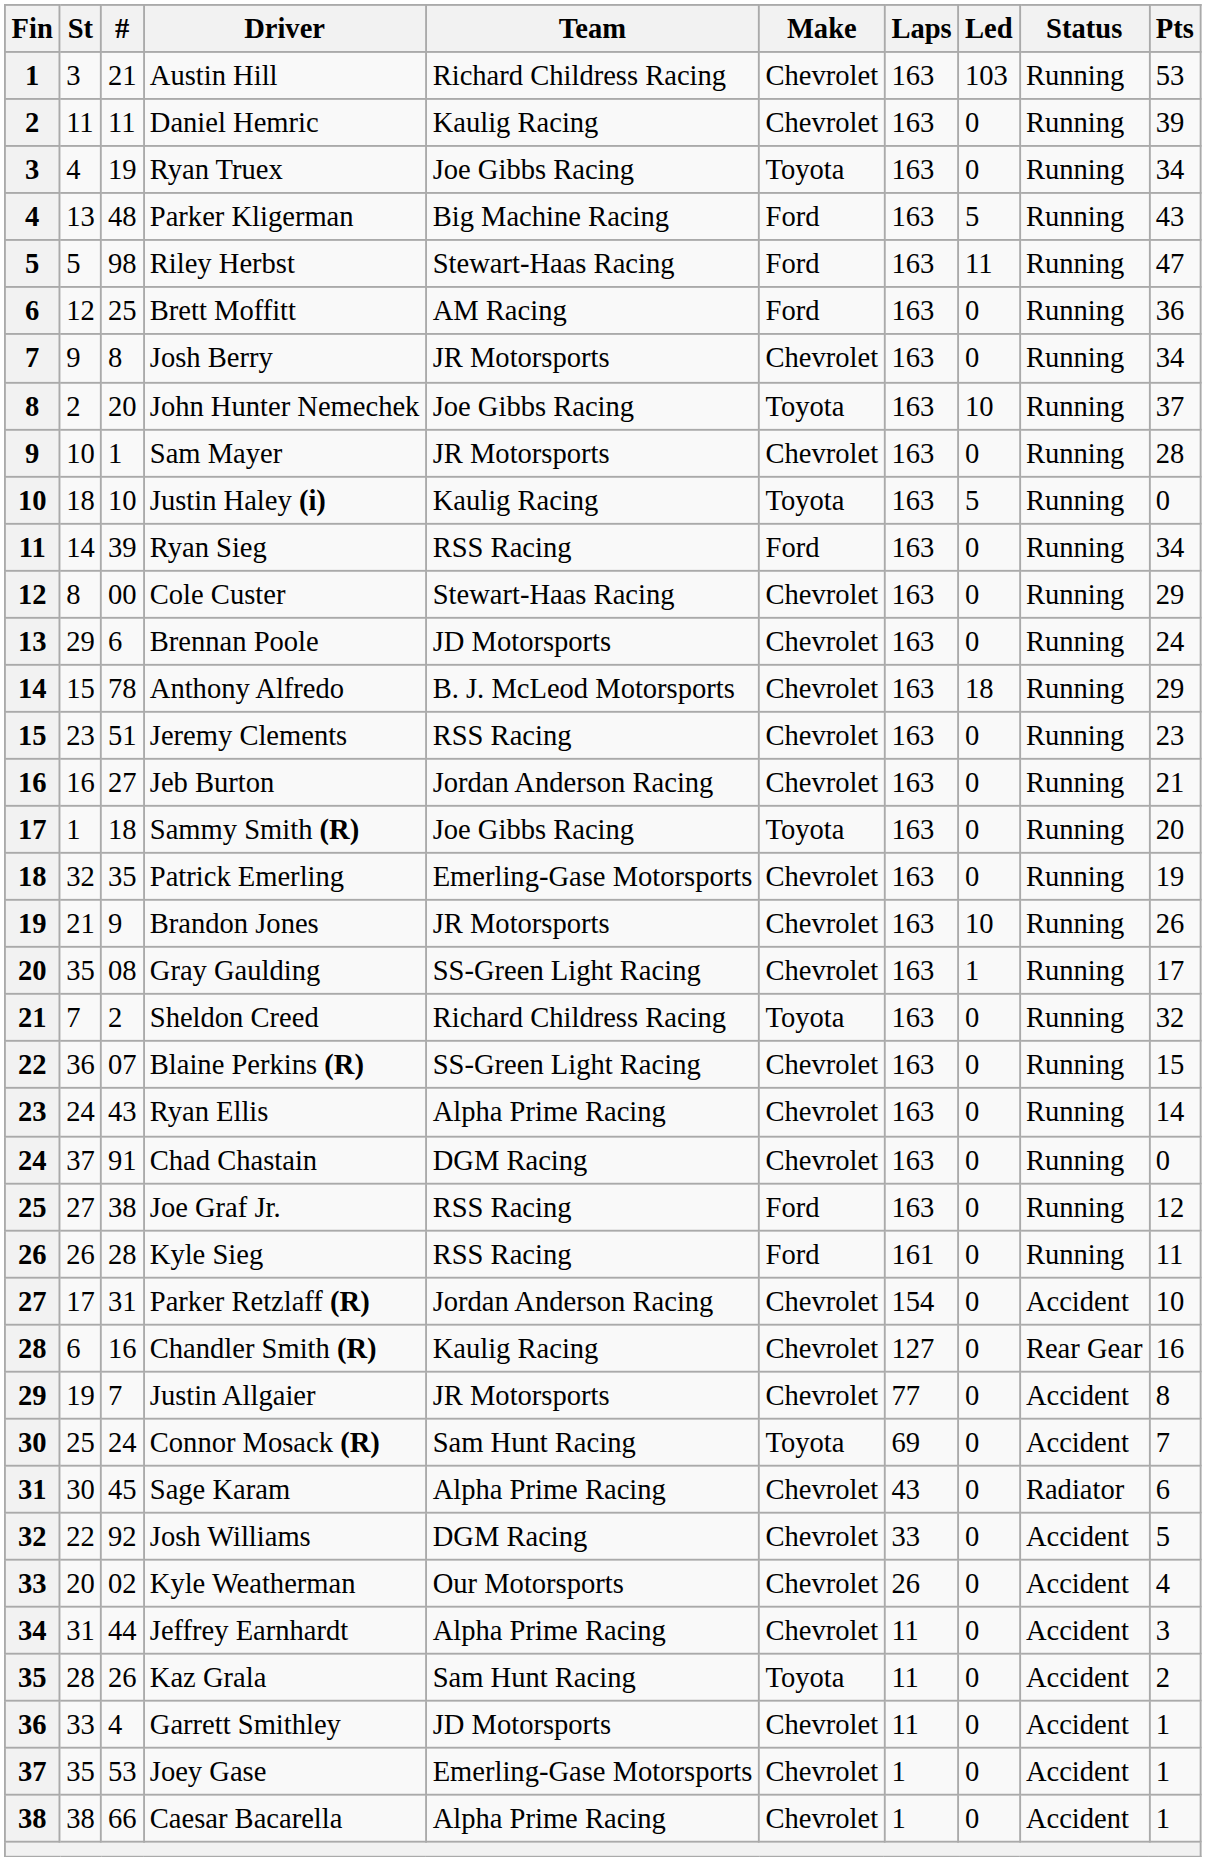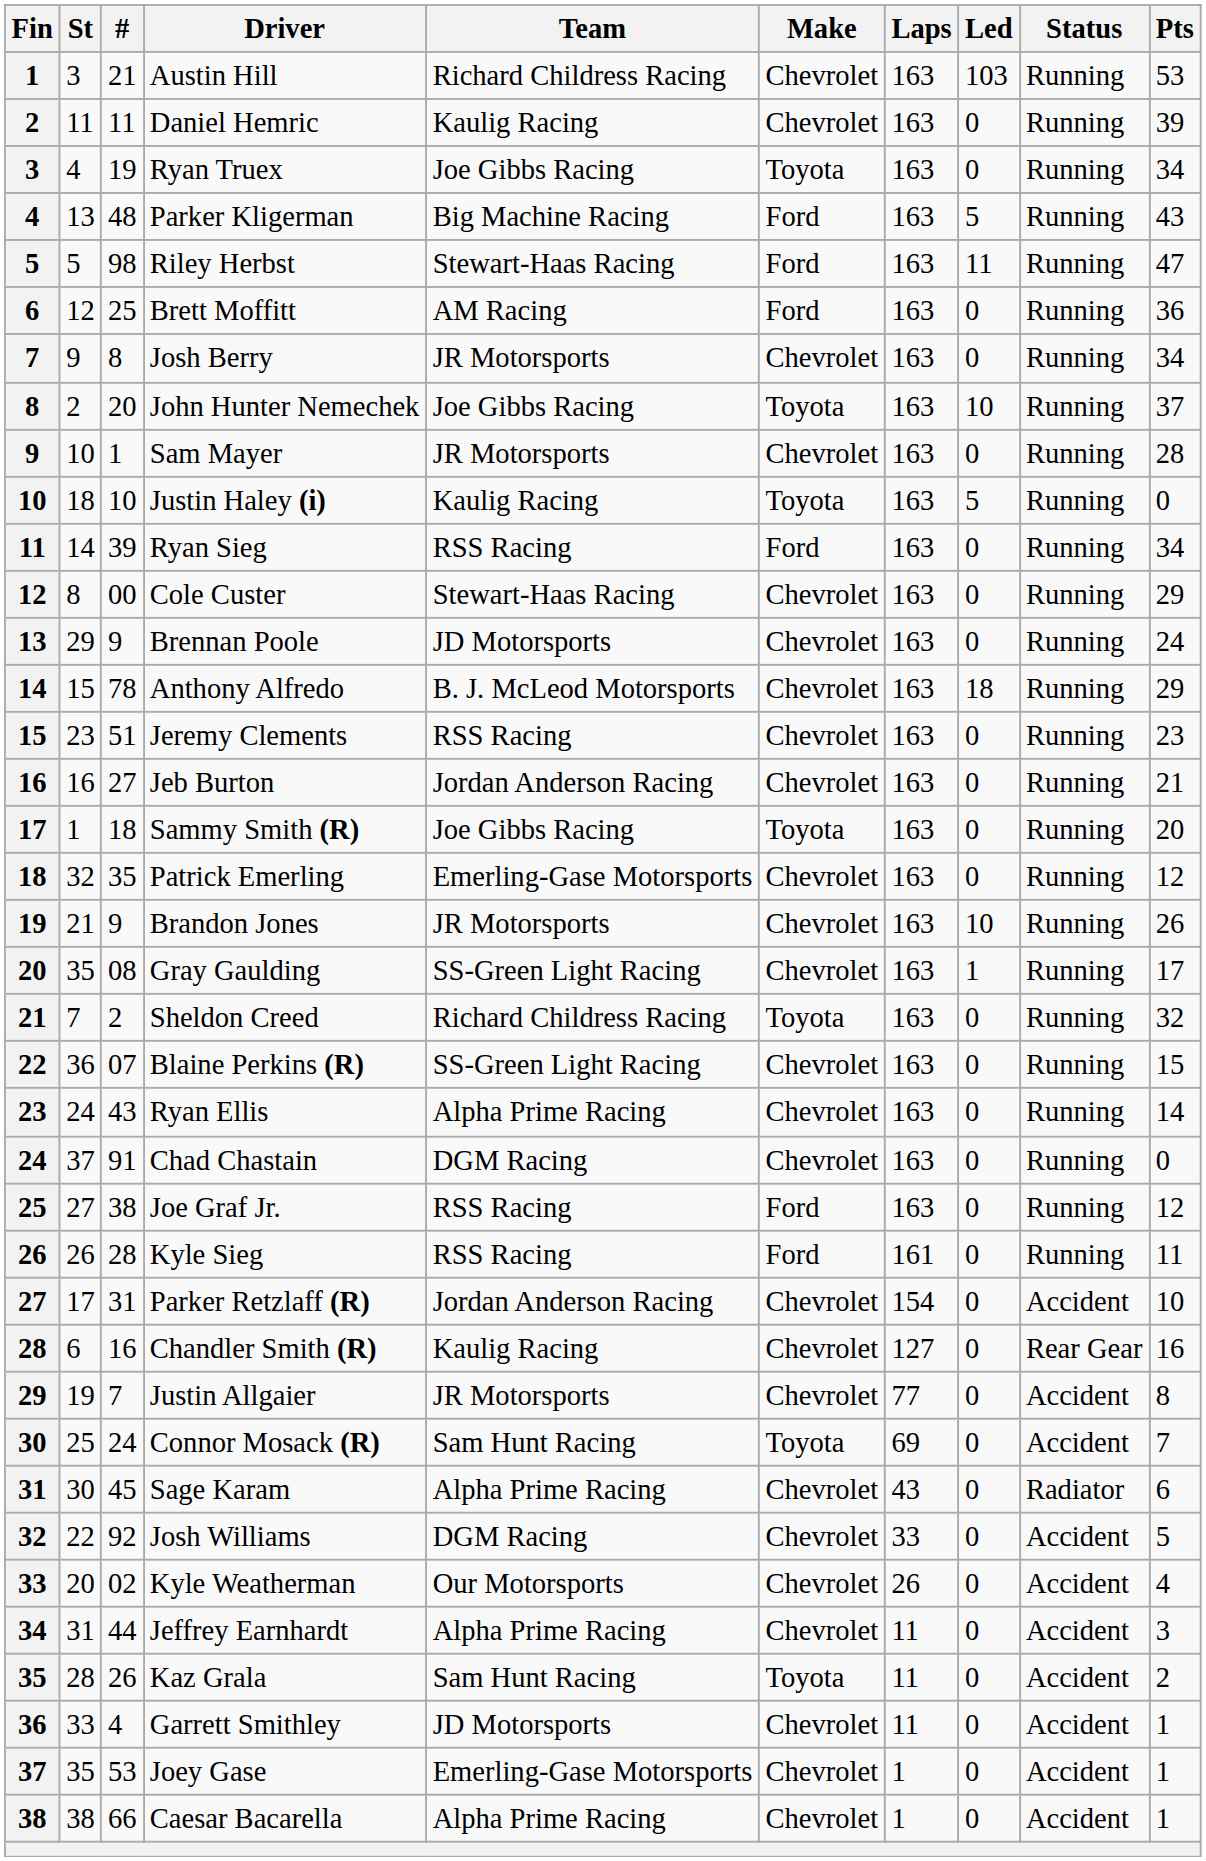(115, 640) 6 -> (115, 640) 9
(1170, 876) 19 -> (1170, 876) 12
